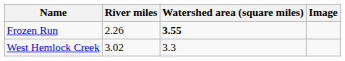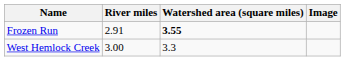(114, 30) 2.26 -> (114, 30) 2.91
(114, 47) 3.02 -> (114, 47) 3.00
